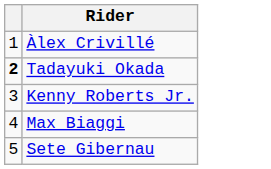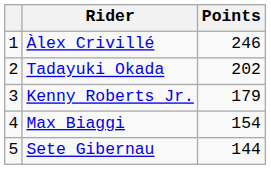+ column: (231, 18)
(14, 71) bold -> (14, 71) normal
